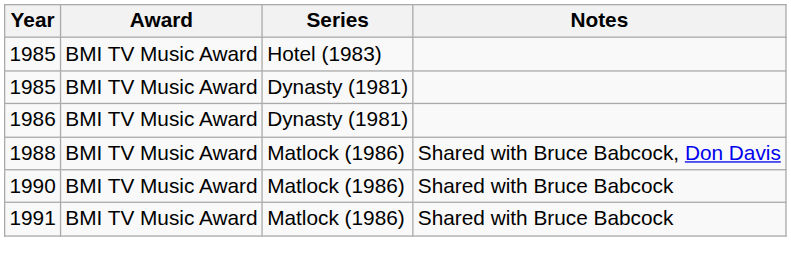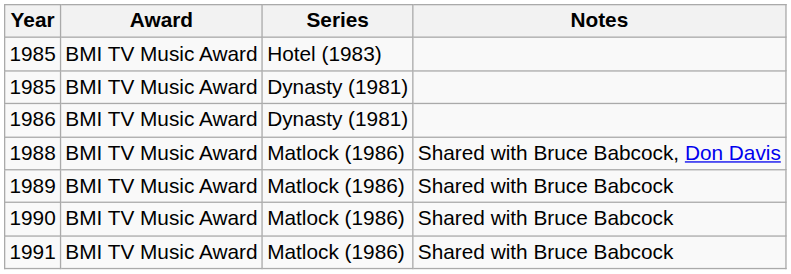+ row: (33, 185)
